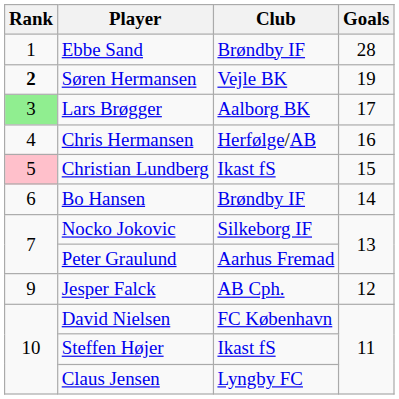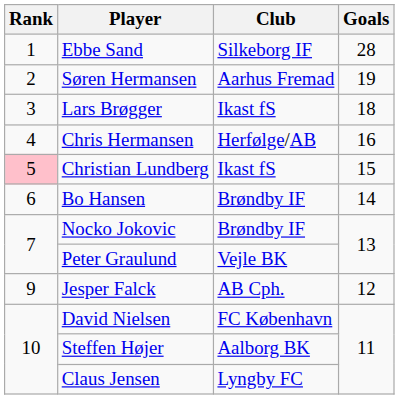(261, 49) Brøndby IF -> (265, 49) Silkeborg IF
(31, 79) bold -> (31, 79) normal
(252, 79) Vejle BK -> (276, 79) Aarhus Fremad
(31, 109) lightgreen background -> (31, 109) no background
(264, 109) Aalborg BK -> (247, 109) Ikast fS
(366, 109) 17 -> (366, 109) 18
(265, 229) Silkeborg IF -> (261, 229) Brøndby IF
(276, 259) Aarhus Fremad -> (252, 259) Vejle BK
(247, 348) Ikast fS -> (264, 348) Aalborg BK
